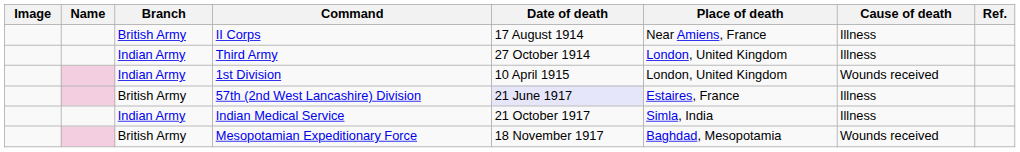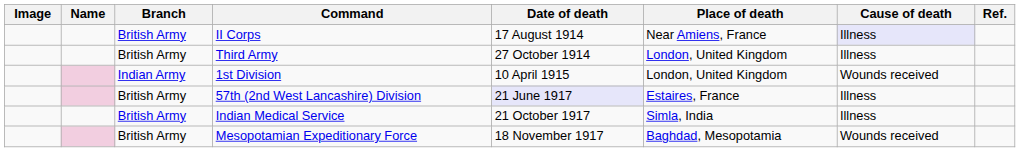(858, 34) no background -> (858, 34) lavender background
(152, 55) Indian Army -> (152, 55) British Army
(152, 116) Indian Army -> (152, 116) British Army
